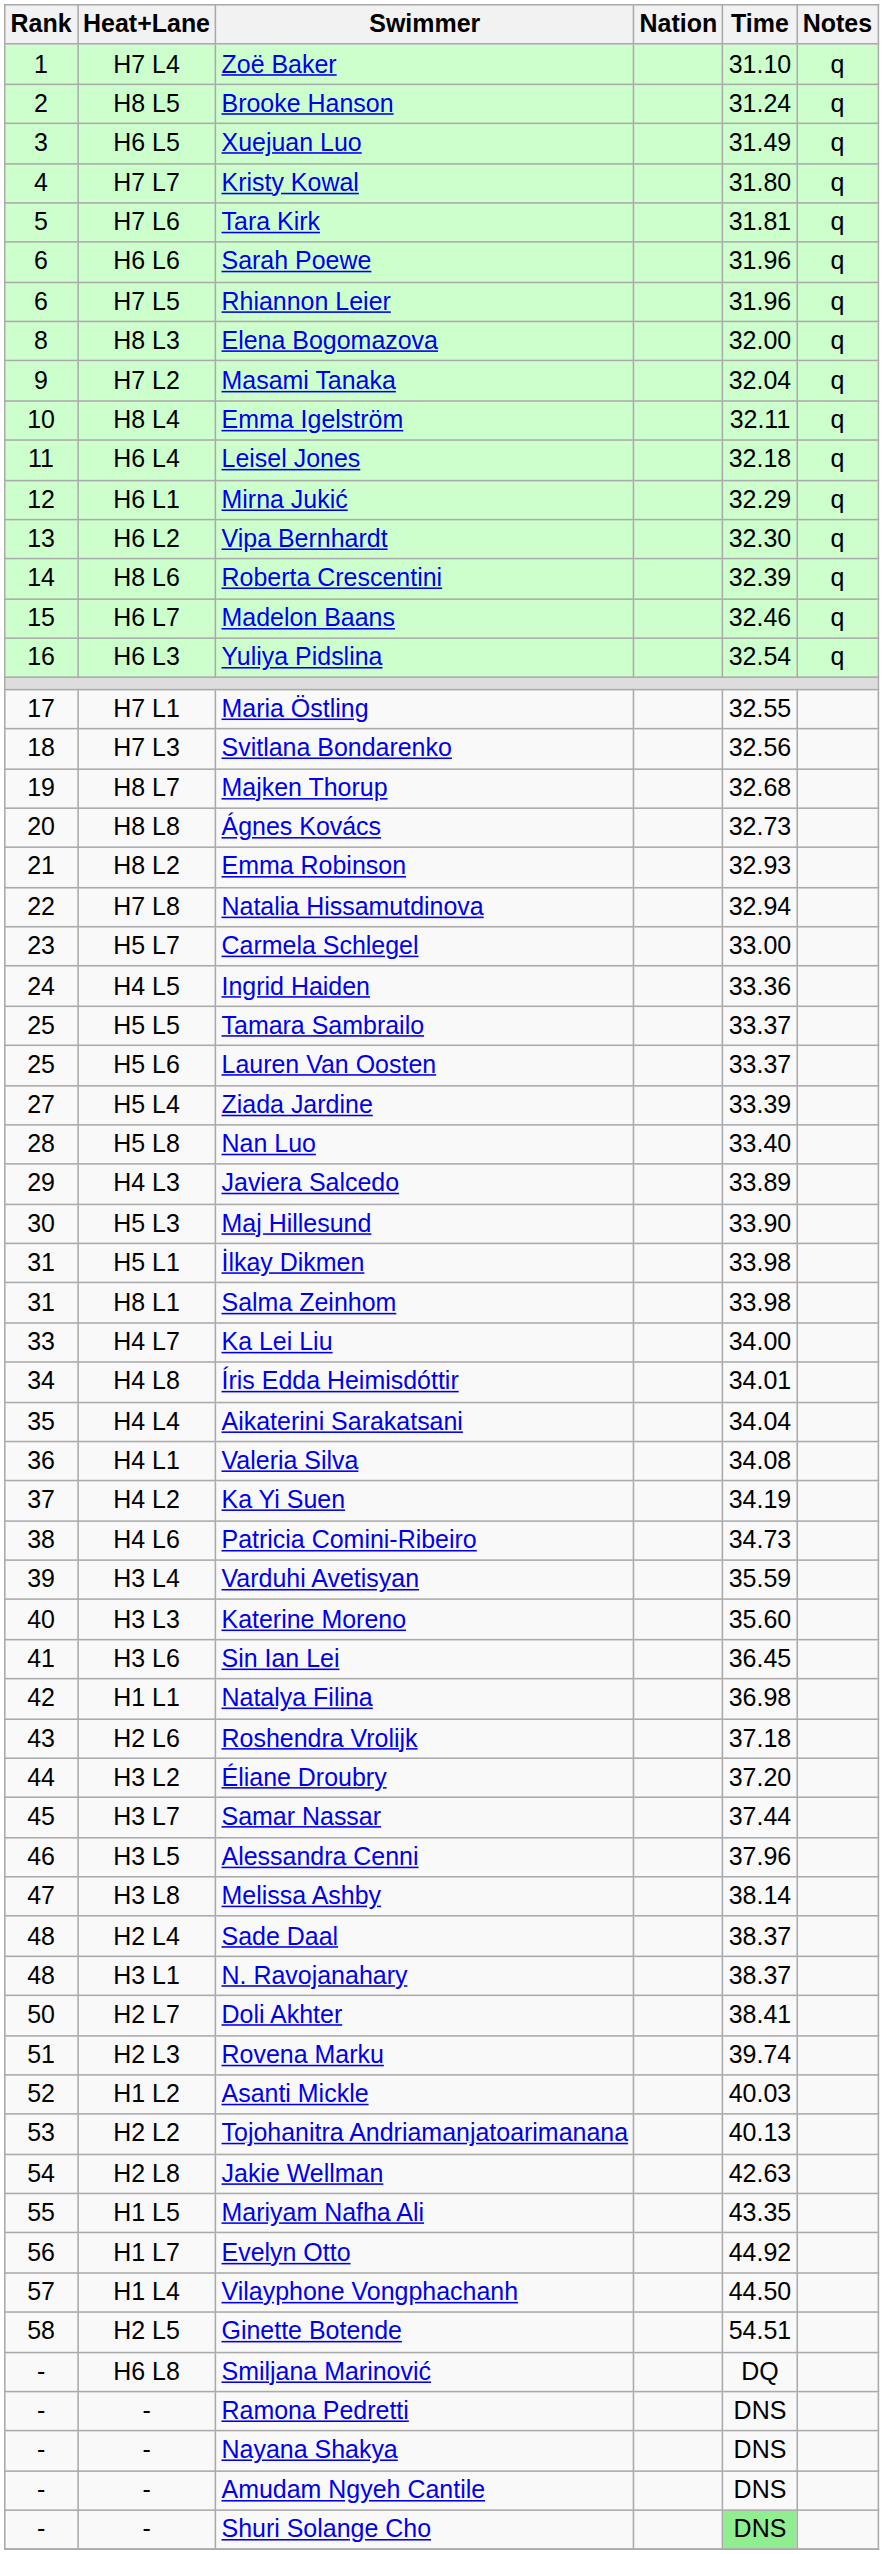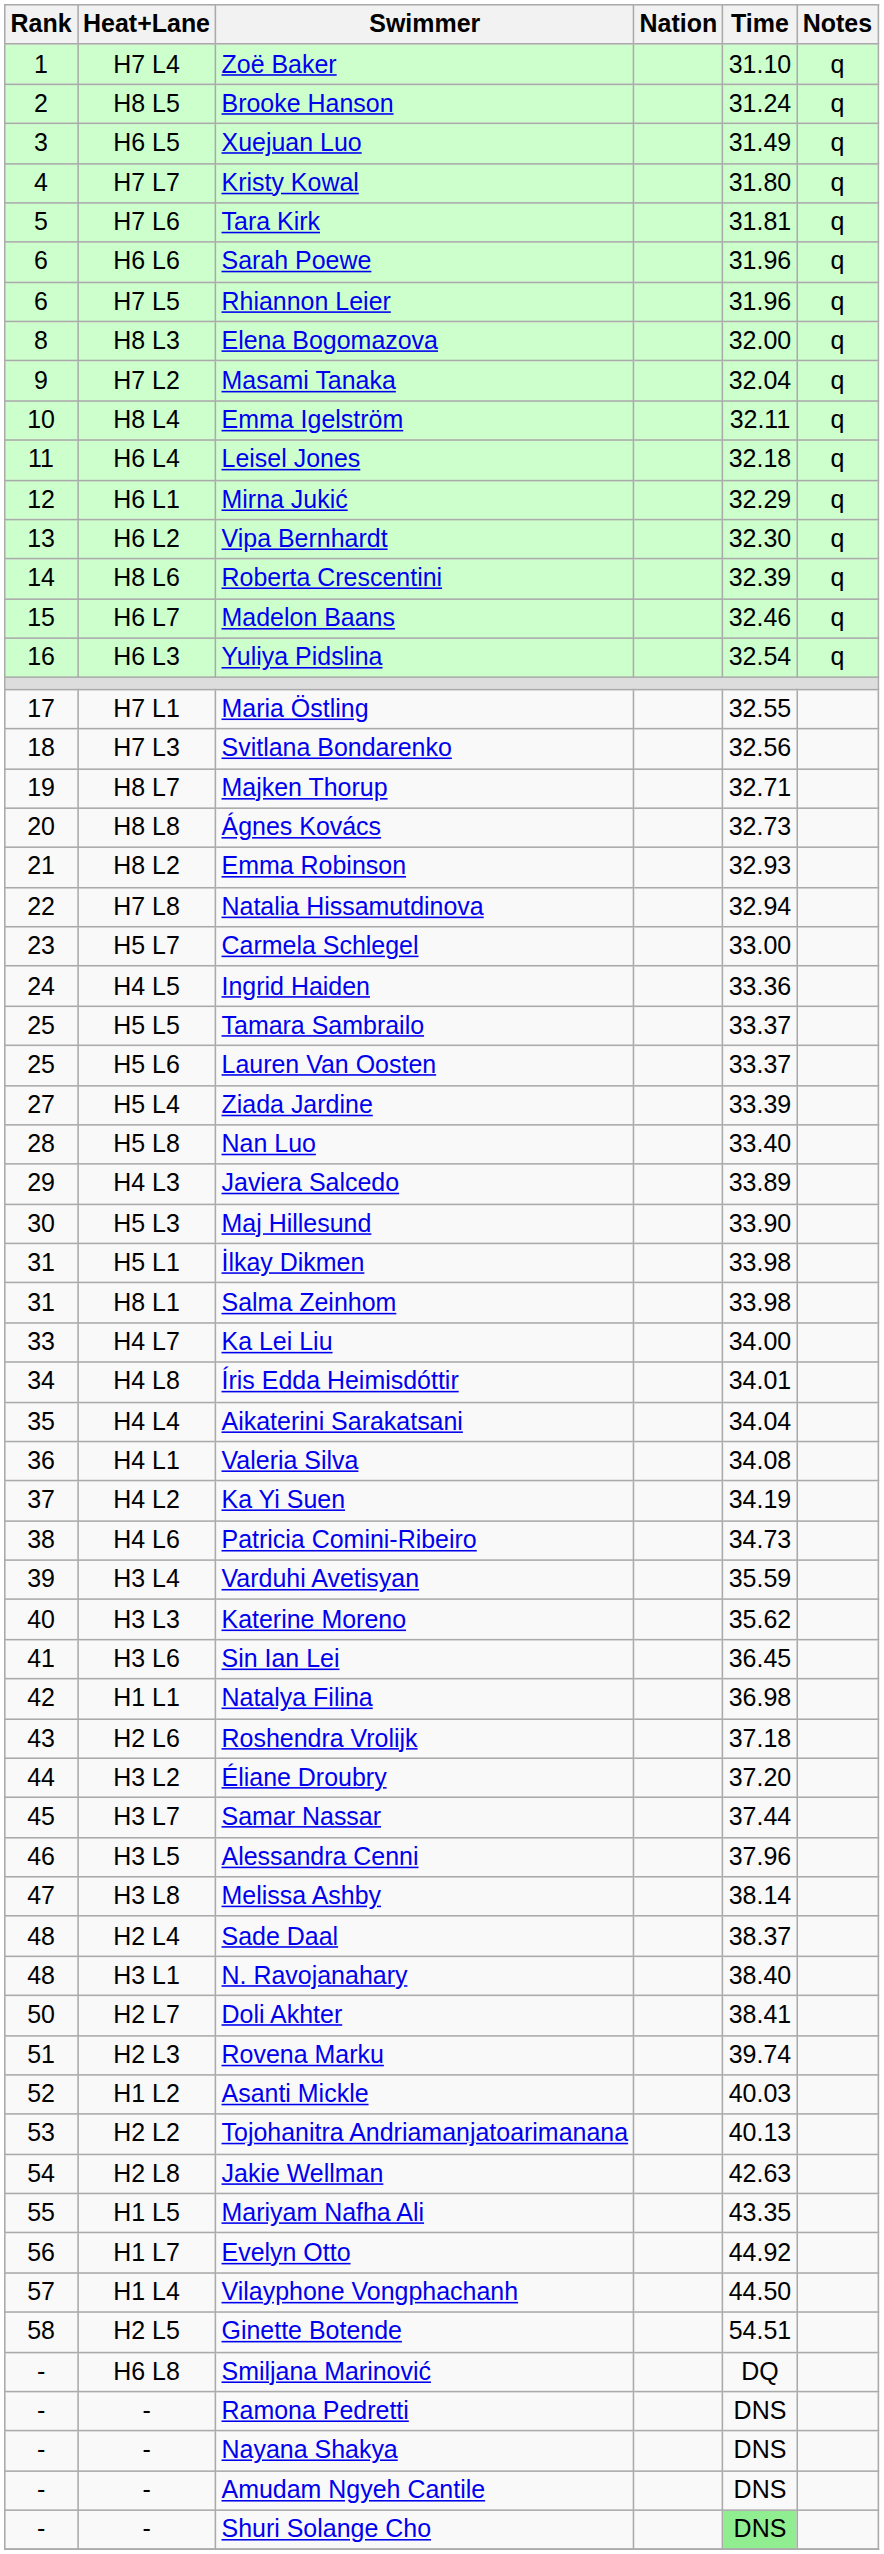(760, 787) 32.68 -> (760, 787) 32.71
(760, 1619) 35.60 -> (760, 1619) 35.62
(760, 1975) 38.37 -> (760, 1975) 38.40
